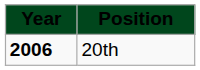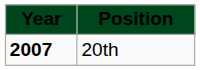(31, 49) 2006 -> (31, 49) 2007
